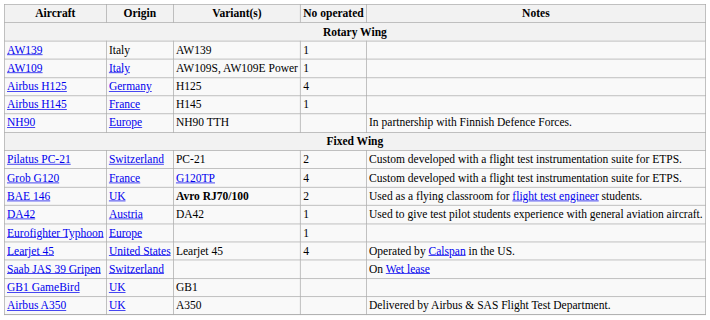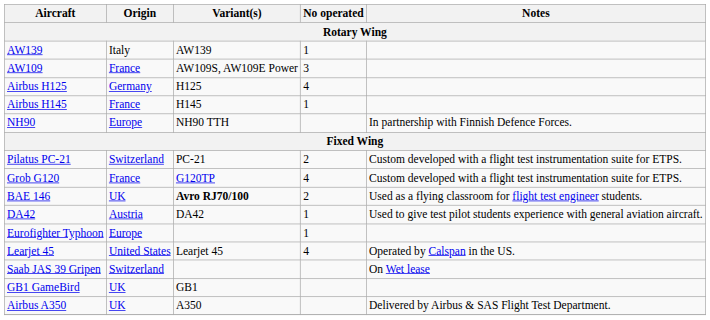(119, 68) Italy -> (125, 68) France
(306, 68) 1 -> (306, 68) 3
